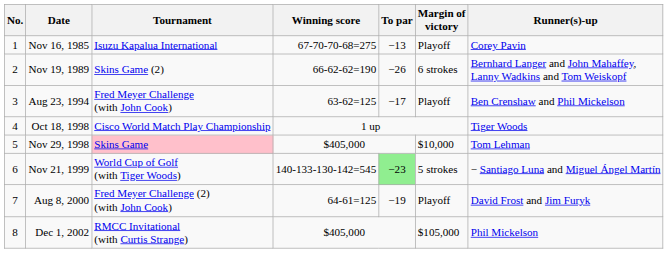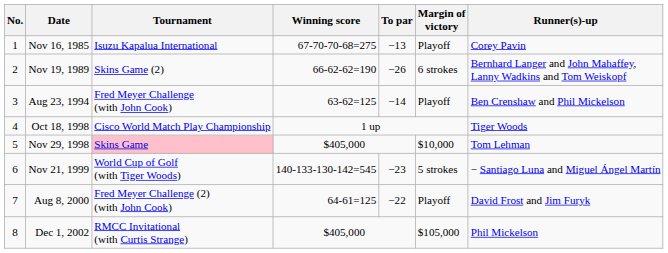(397, 101) −17 -> (397, 101) −14
(397, 169) lightgreen background -> (397, 169) no background
(397, 201) −19 -> (397, 201) −22
